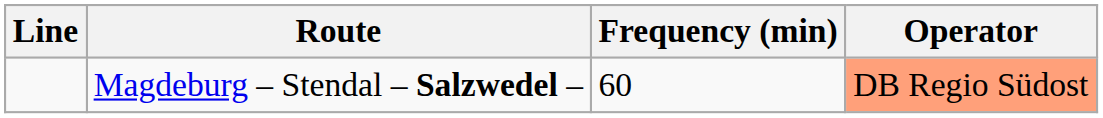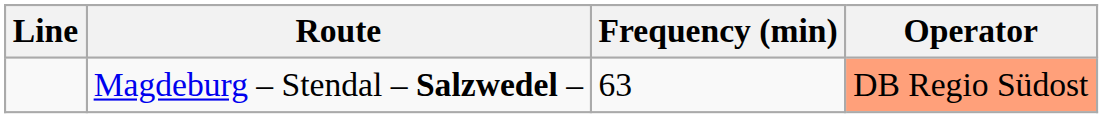(615, 84) 60 -> (615, 84) 63
